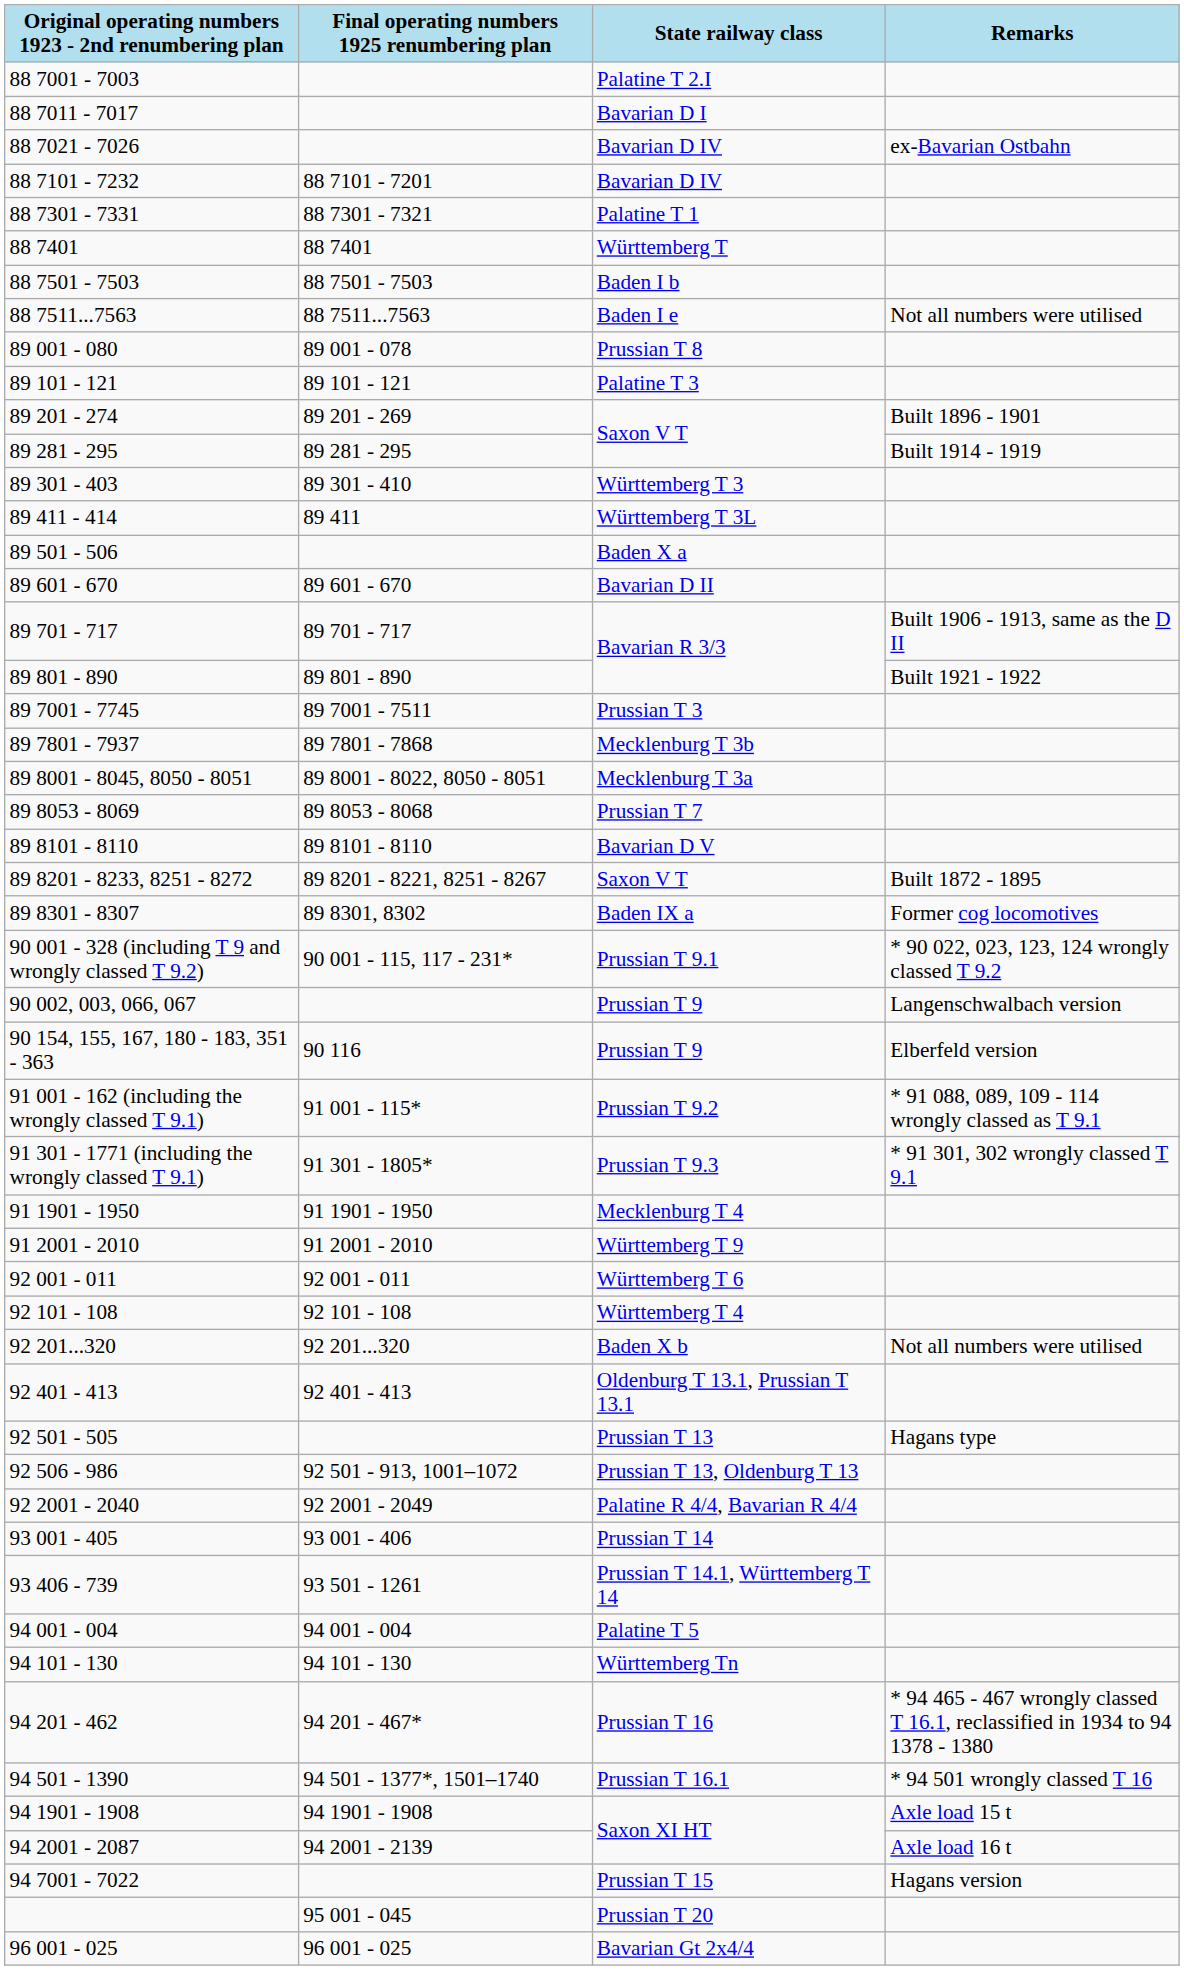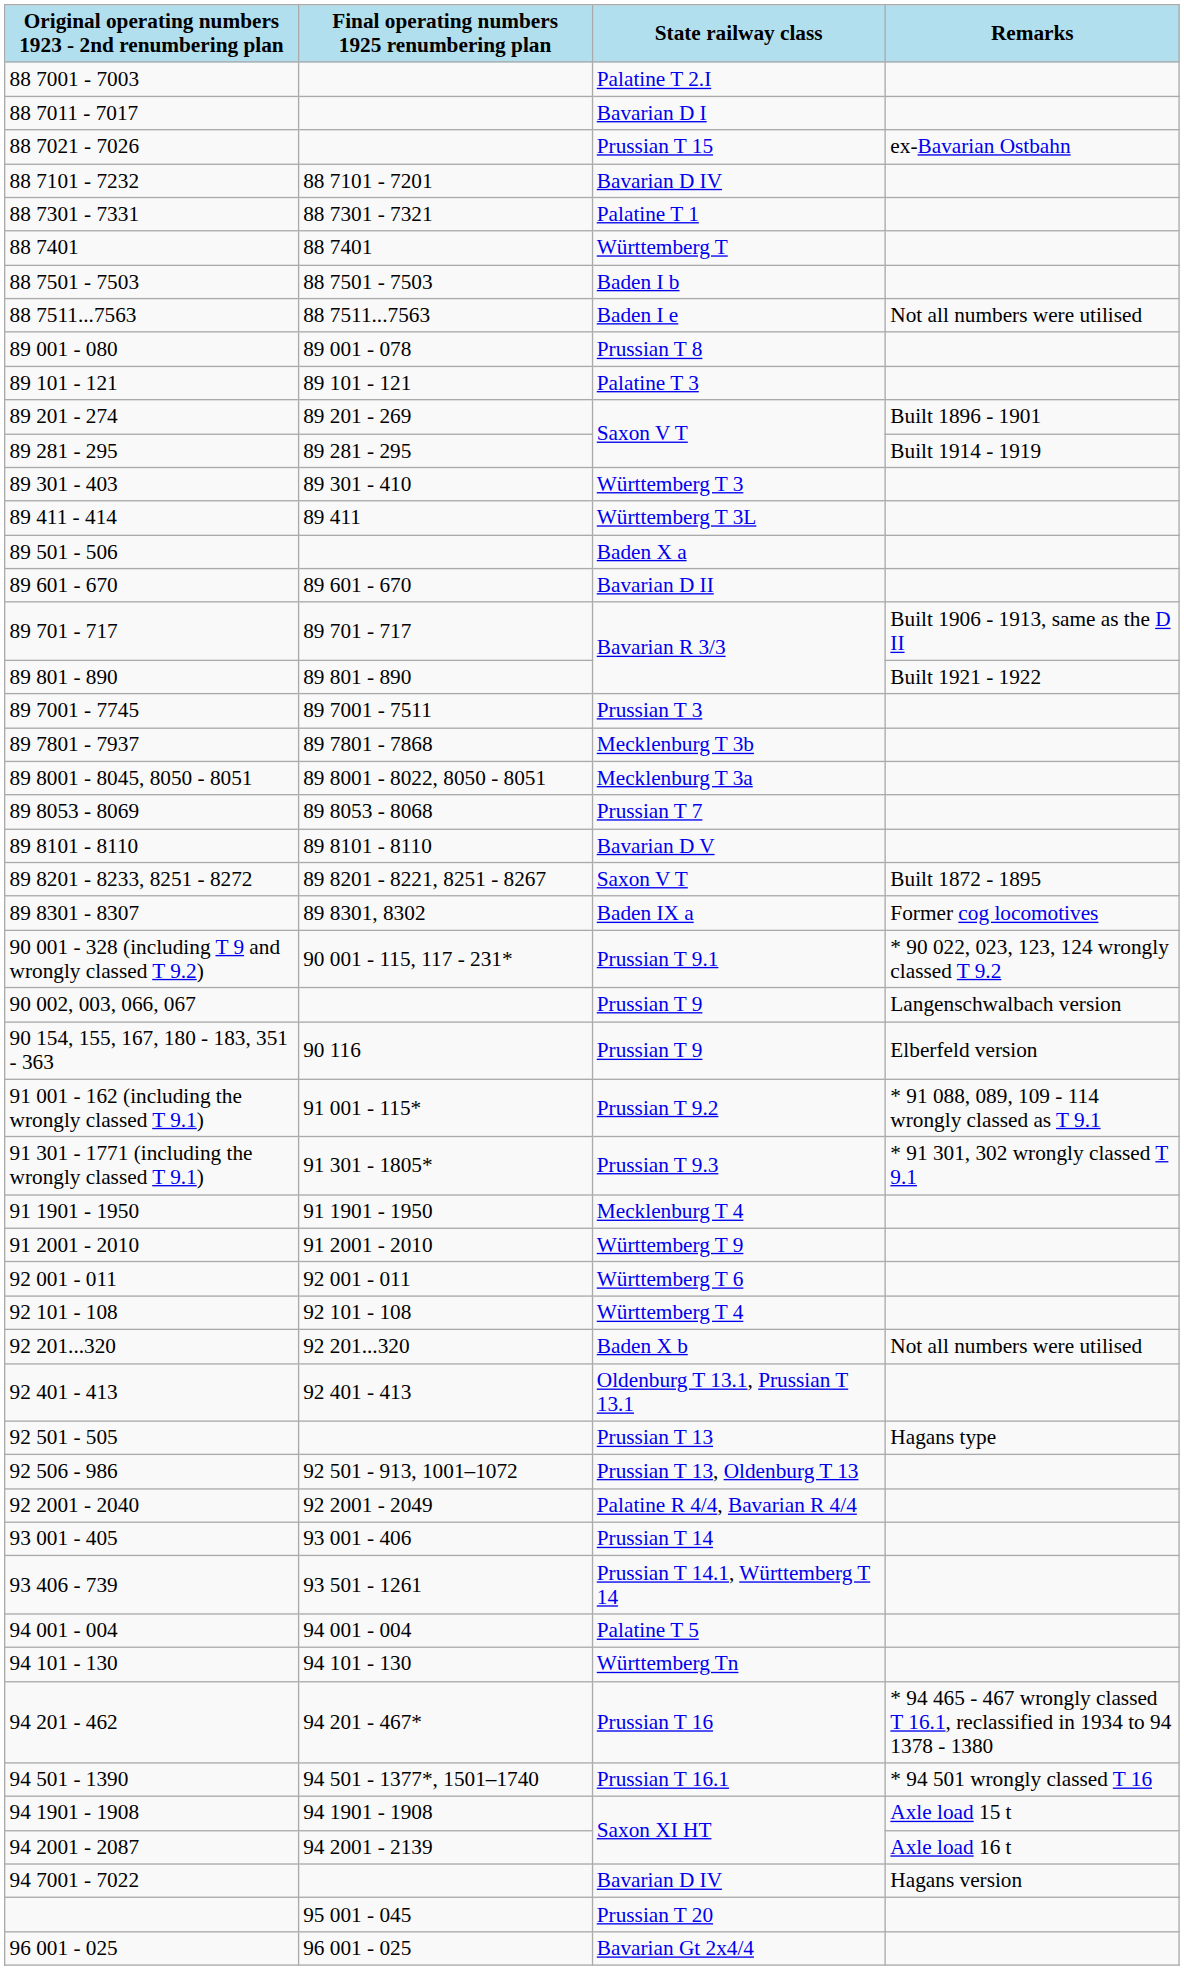(659, 146) Bavarian D IV -> (655, 146) Prussian T 15
(655, 1880) Prussian T 15 -> (659, 1880) Bavarian D IV
